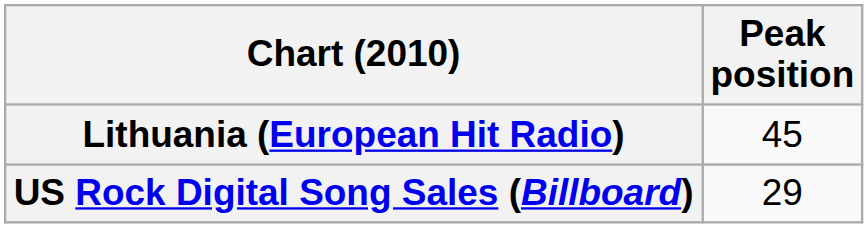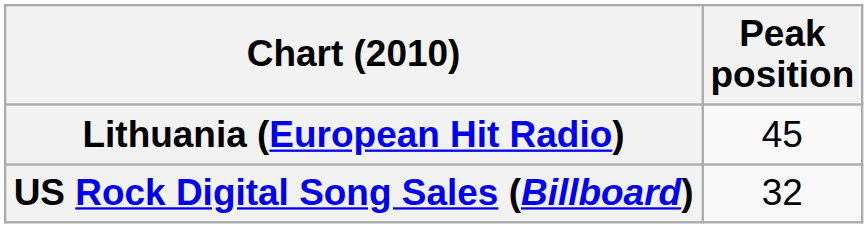(782, 192) 29 -> (782, 192) 32
